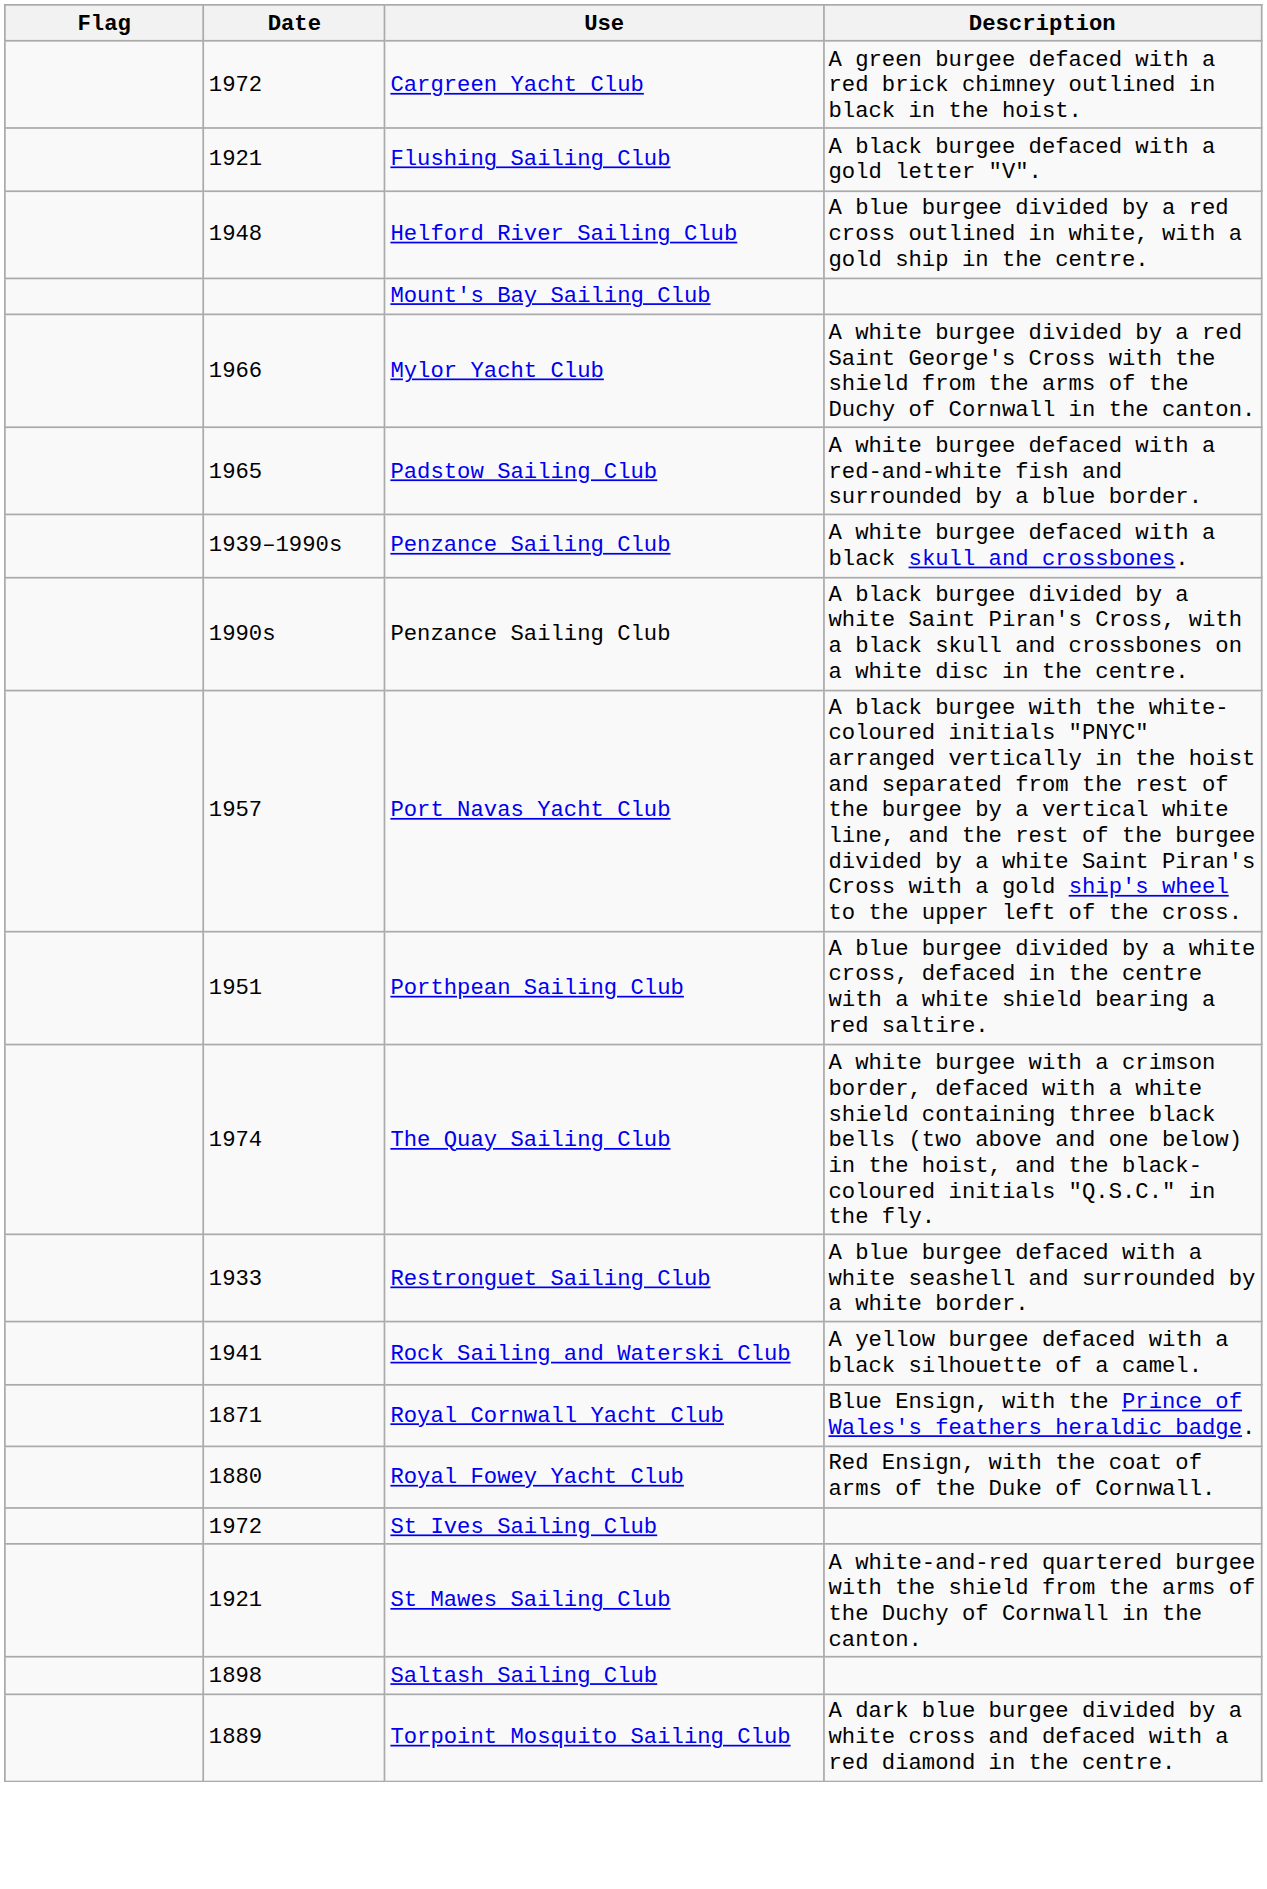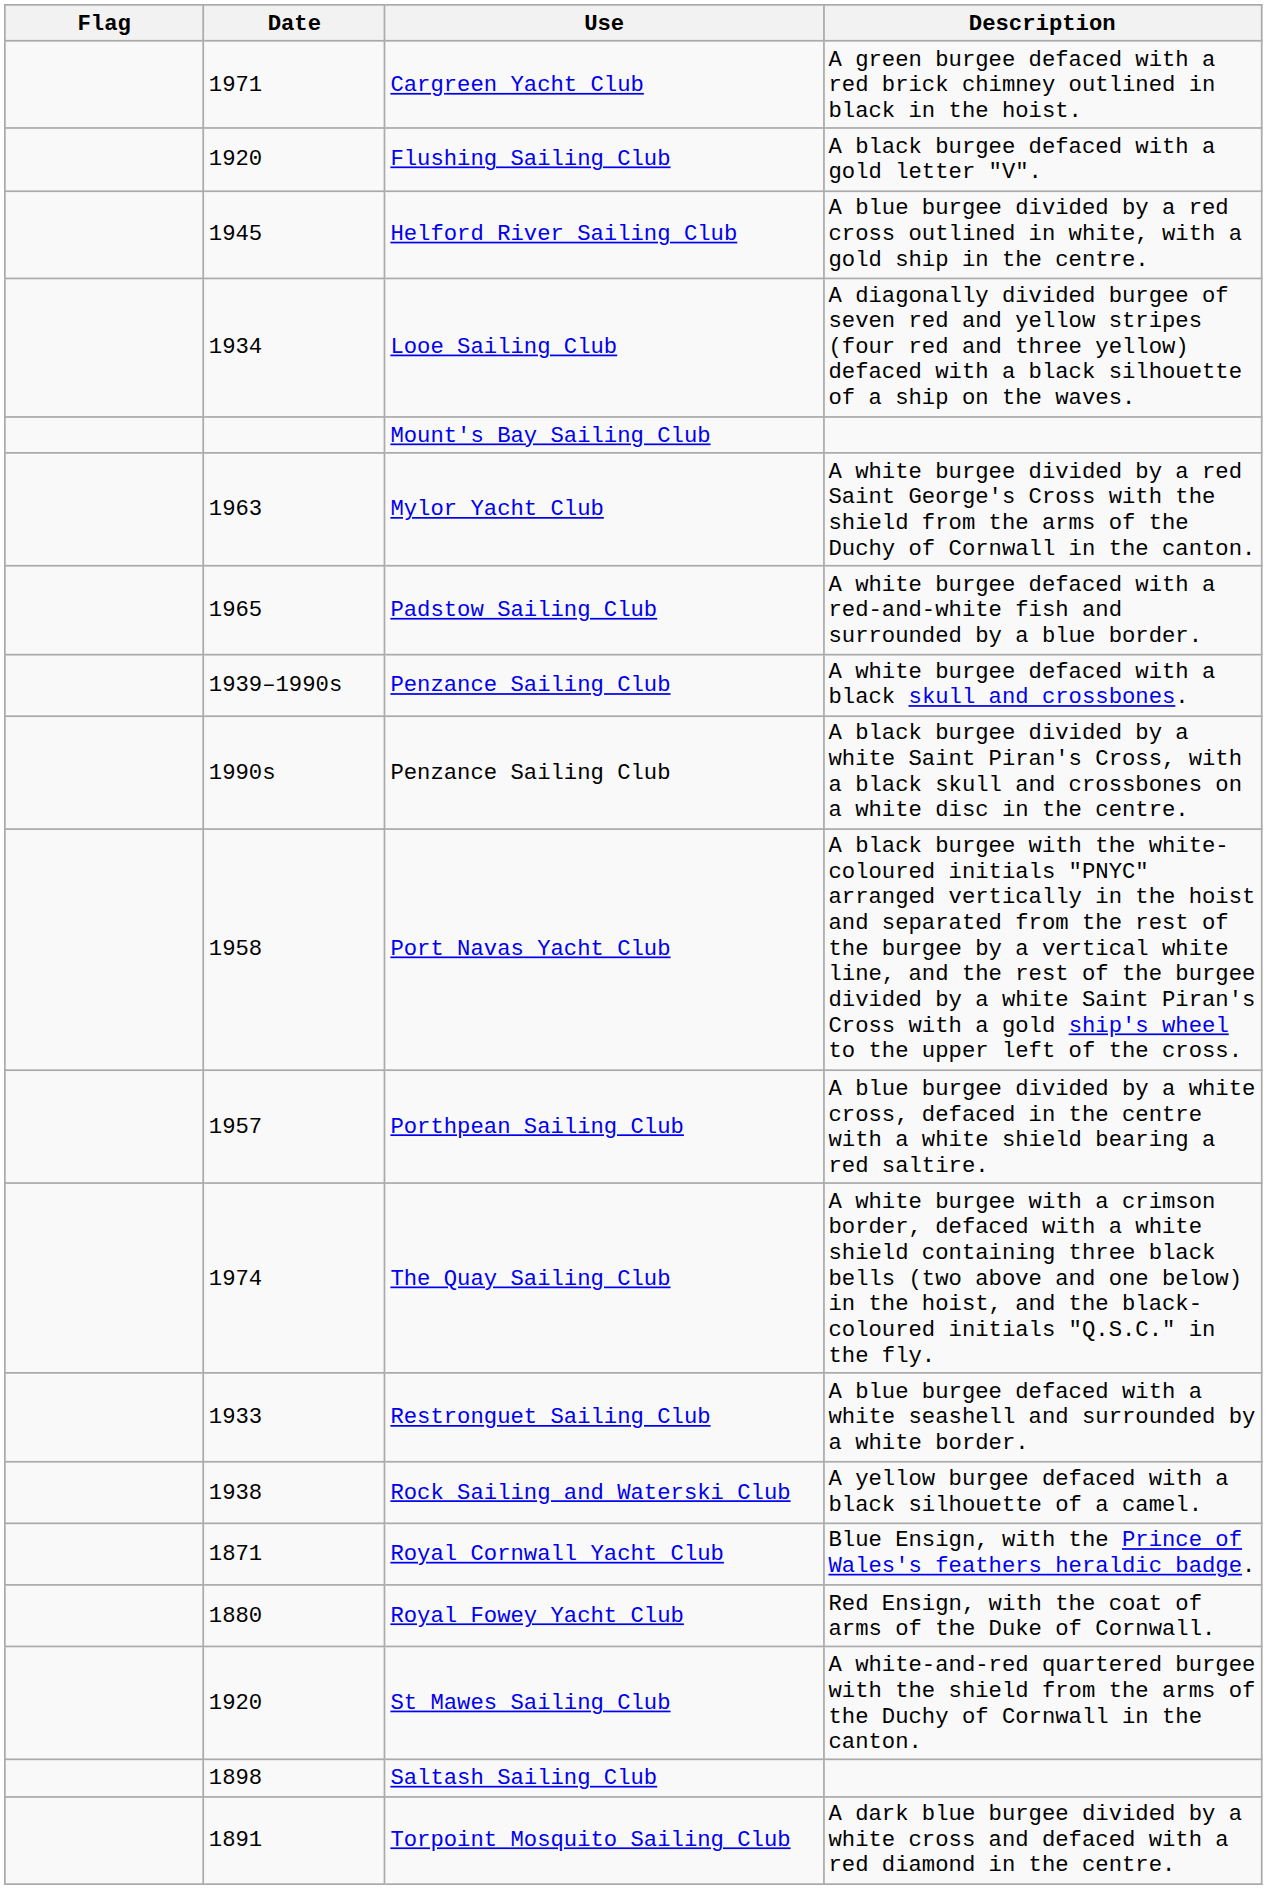(236, 85) 1972 -> (236, 85) 1971
(236, 160) 1921 -> (236, 160) 1920
(236, 234) 1948 -> (236, 234) 1945
+ row: (504, 347)
(236, 371) 1966 -> (236, 510) 1963
(236, 811) 1957 -> (236, 950) 1958
(236, 988) 1951 -> (236, 1127) 1957
(236, 1353) 1941 -> (236, 1492) 1938
- row: (524, 1526)
(236, 1601) 1921 -> (236, 1703) 1920
(236, 1737) 1889 -> (236, 1840) 1891
